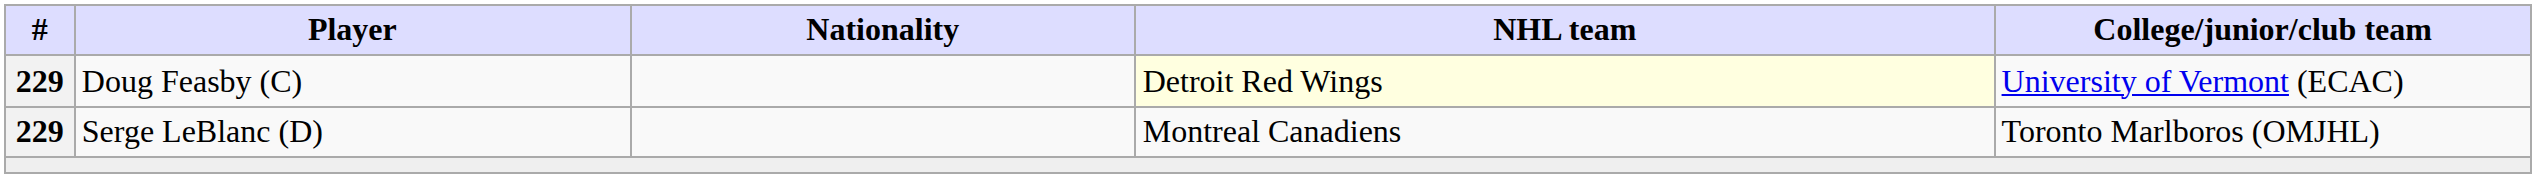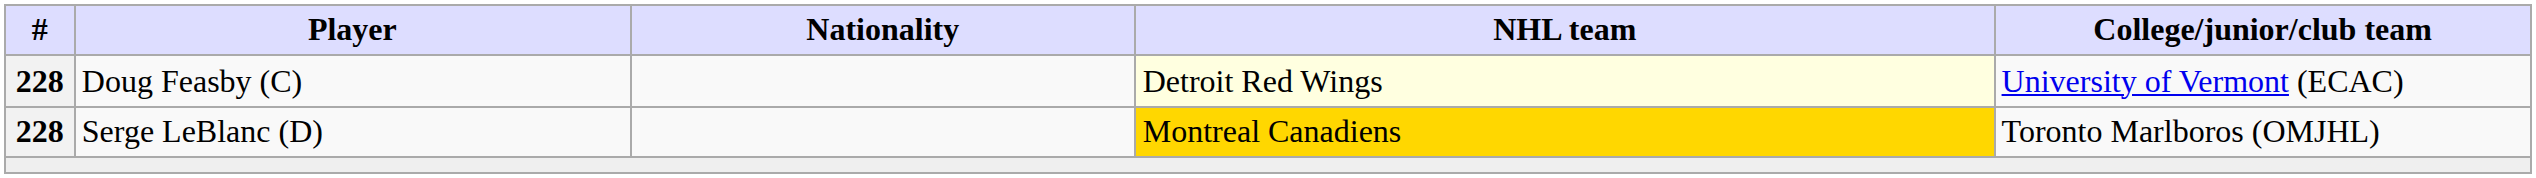(40, 80) 229 -> (40, 80) 228
(40, 131) 229 -> (40, 131) 228
(1272, 131) no background -> (1272, 131) gold background
